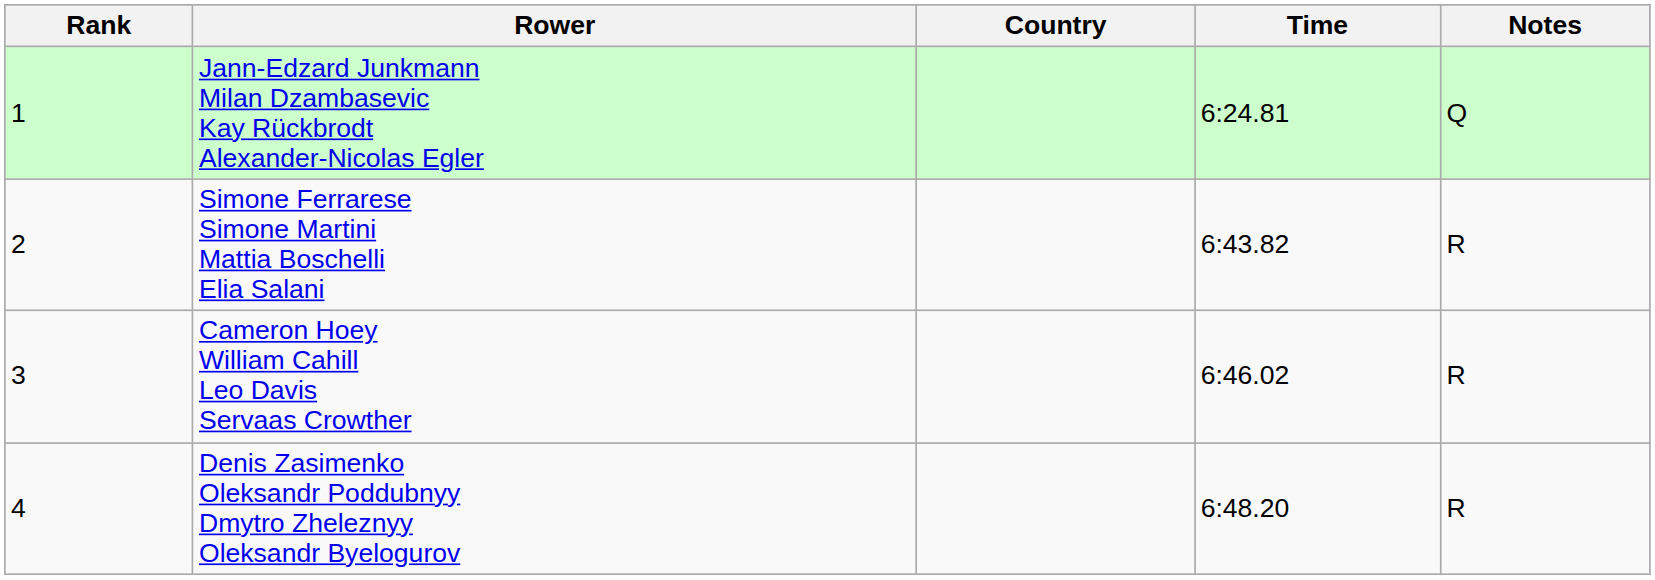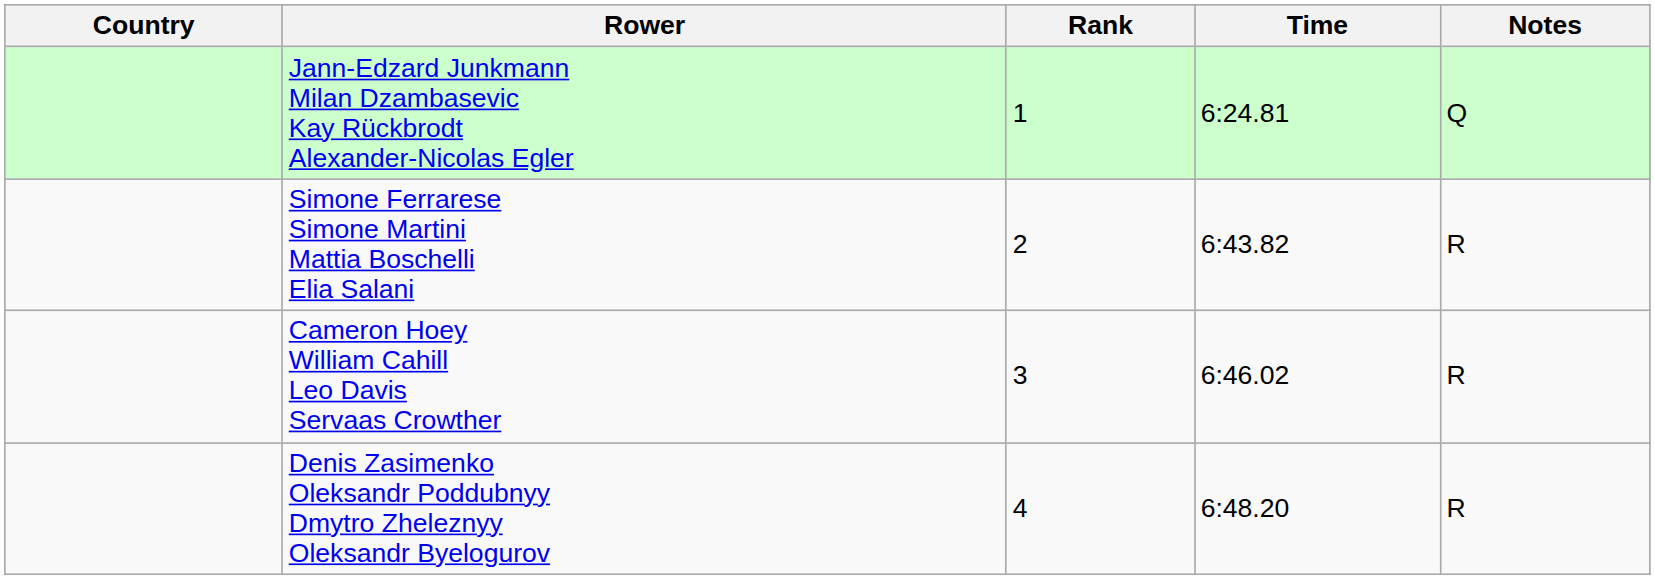columns swapped: (99, 25) <-> (1056, 25)
